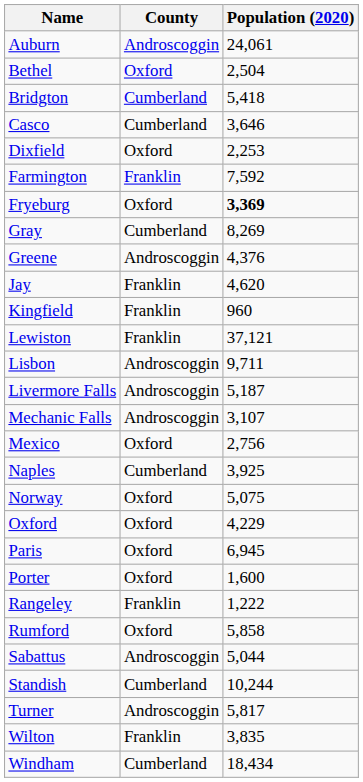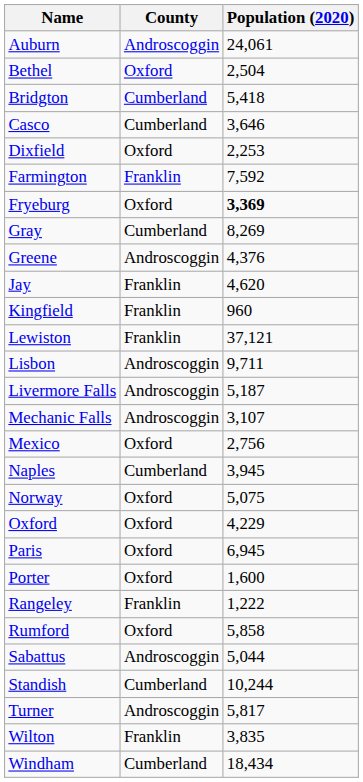(246, 470) 3,925 -> (246, 470) 3,945
